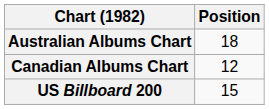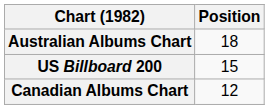rows swapped: (100, 66) <-> (100, 91)
